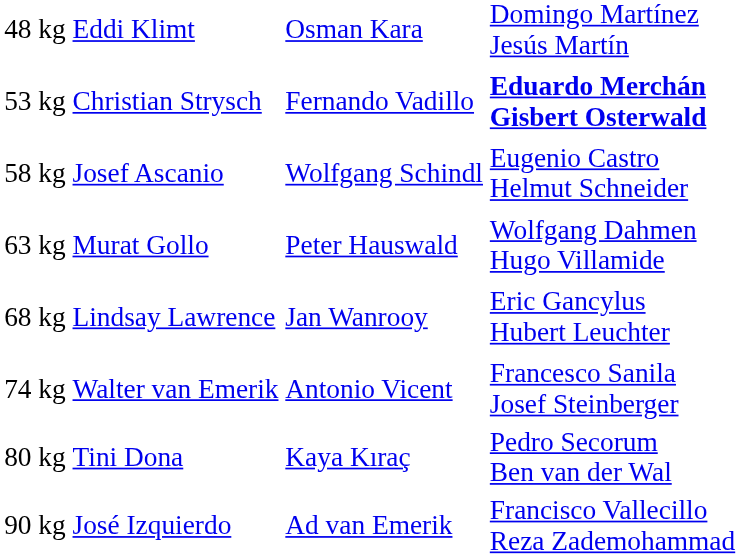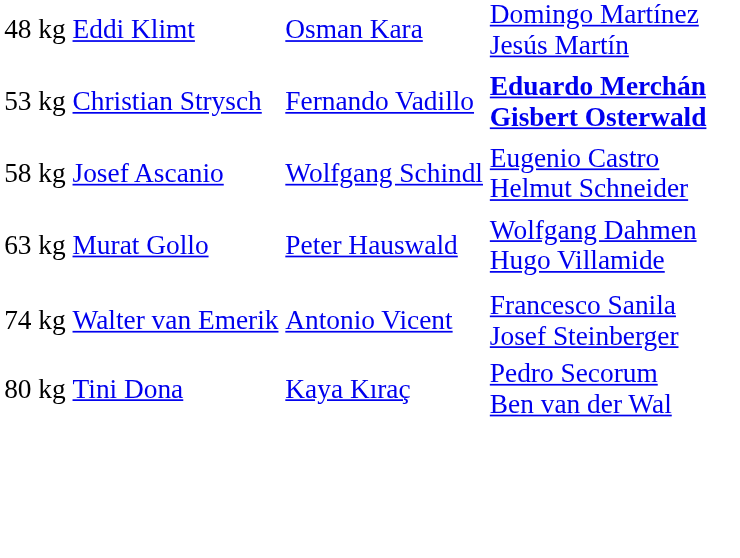- row: (35, 316)
- row: (35, 525)
